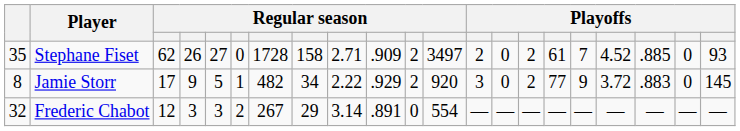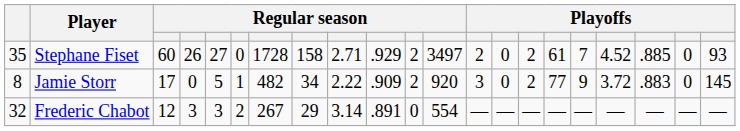(167, 54) 62 -> (167, 54) 60
(386, 54) .909 -> (386, 54) .929
(193, 83) 9 -> (193, 83) 0
(386, 83) .929 -> (386, 83) .909
